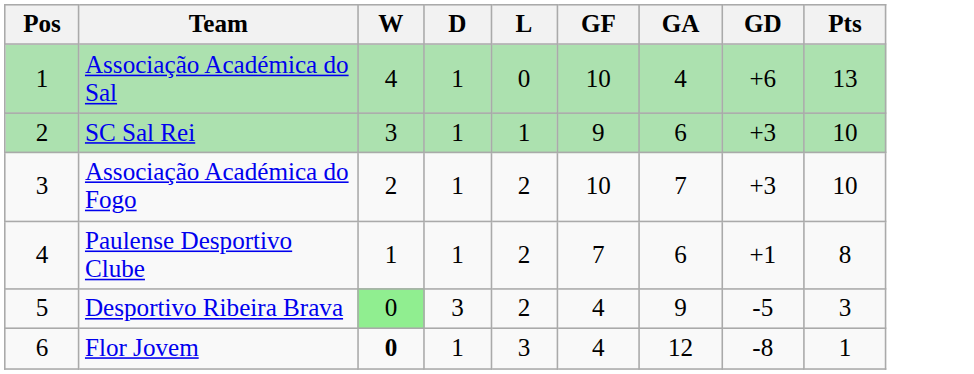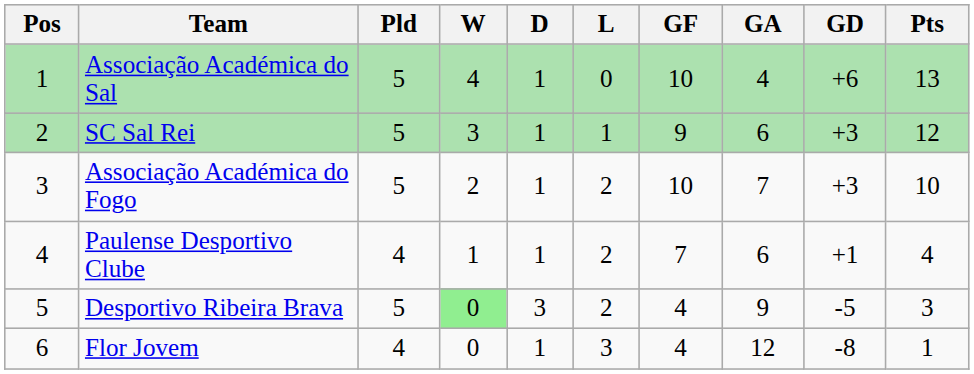+ column: (399, 24)
(845, 132) 10 -> (927, 132) 12
(845, 254) 8 -> (927, 254) 4
(391, 348) bold -> (473, 348) normal
